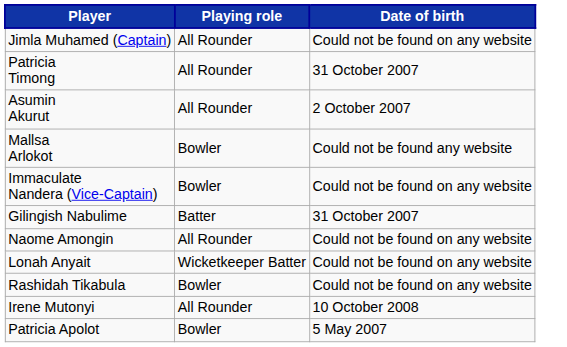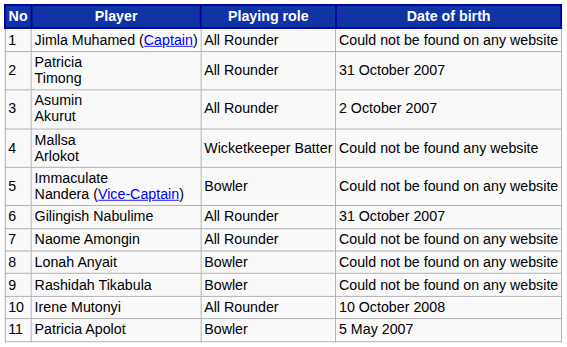+ column: (18, 16)
(200, 147) Bowler -> (268, 147) Wicketkeeper Batter
(197, 217) Batter -> (241, 217) All Rounder
(242, 262) Wicketkeeper Batter -> (226, 262) Bowler
